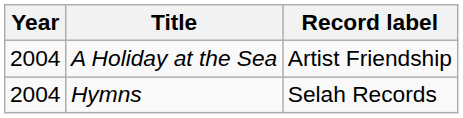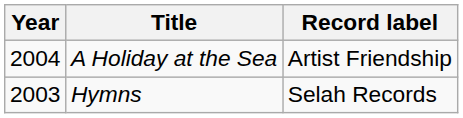(35, 94) 2004 -> (35, 94) 2003
